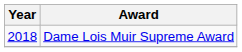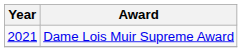(22, 36) 2018 -> (22, 36) 2021
